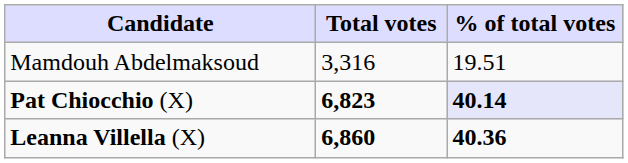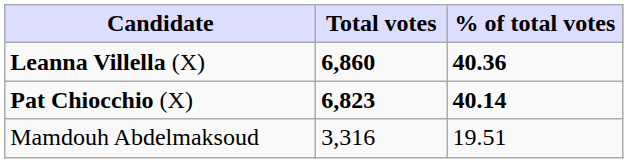rows swapped: (108, 137) <-> (135, 61)
(479, 99) lavender background -> (479, 99) no background
